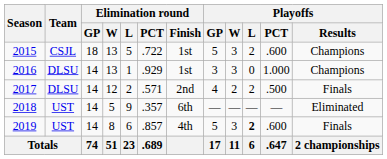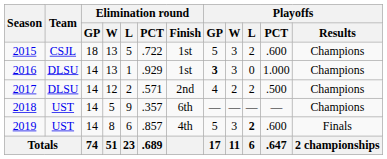(215, 70) normal -> (215, 70) bold
(337, 88) Finals -> (337, 88) Champions
(337, 107) Eliminated -> (337, 107) Champions
